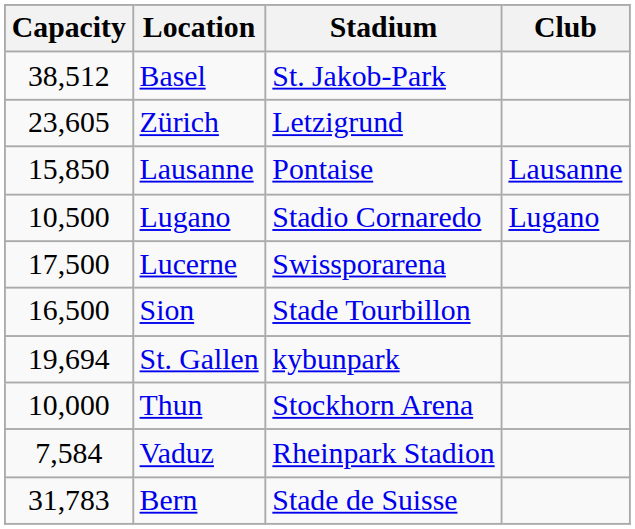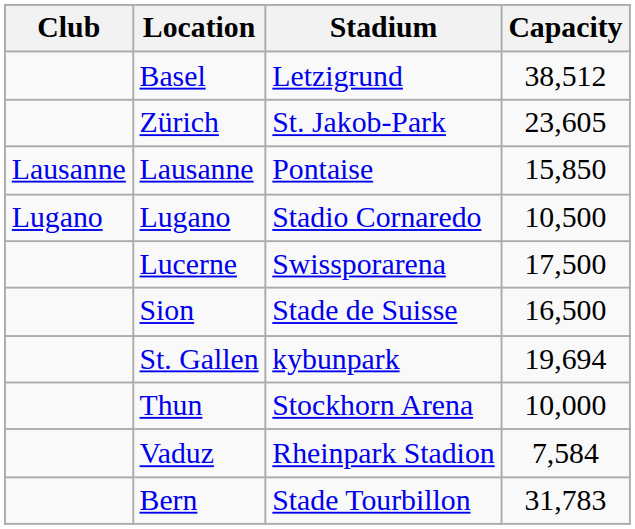columns swapped: (565, 28) <-> (69, 28)
(359, 75) St. Jakob-Park -> (338, 75) Letzigrund
(338, 122) Letzigrund -> (359, 122) St. Jakob-Park
(371, 311) Stade Tourbillon -> (365, 311) Stade de Suisse
(365, 500) Stade de Suisse -> (371, 500) Stade Tourbillon
